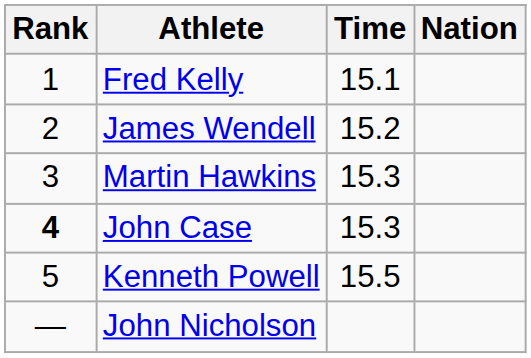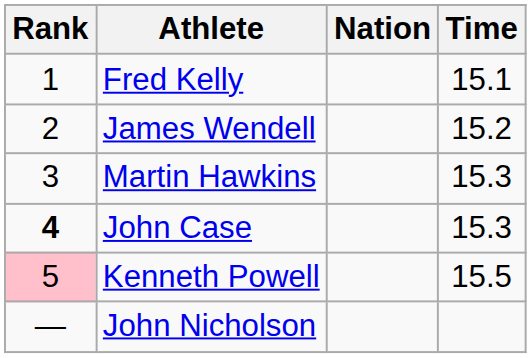columns swapped: (469, 29) <-> (370, 29)
(50, 276) no background -> (50, 276) pink background
